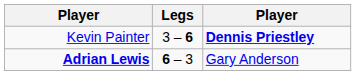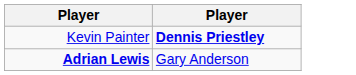- column: (178, 15)
